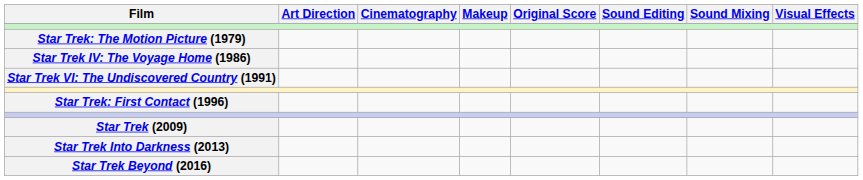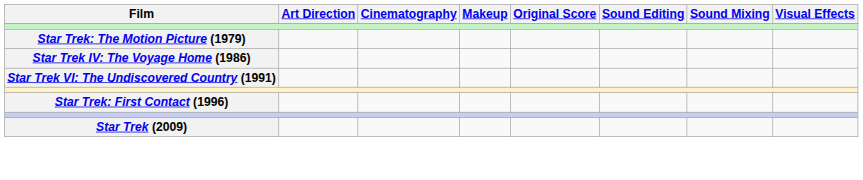- row: (142, 146)
- row: (142, 165)
